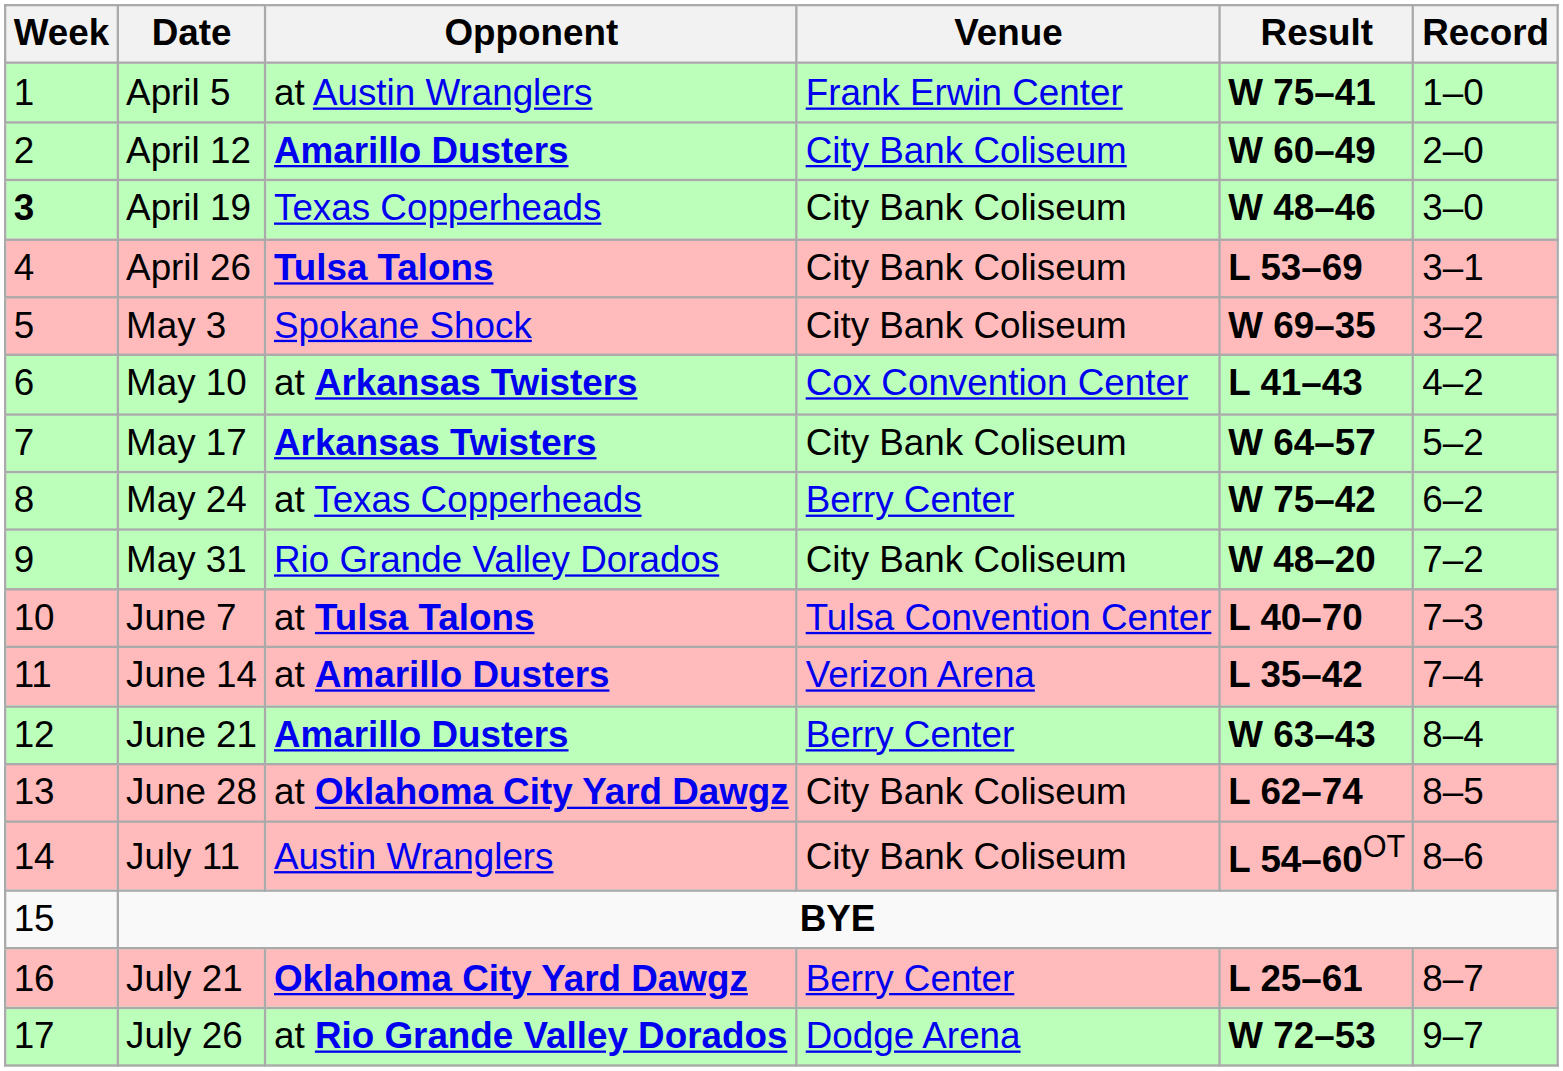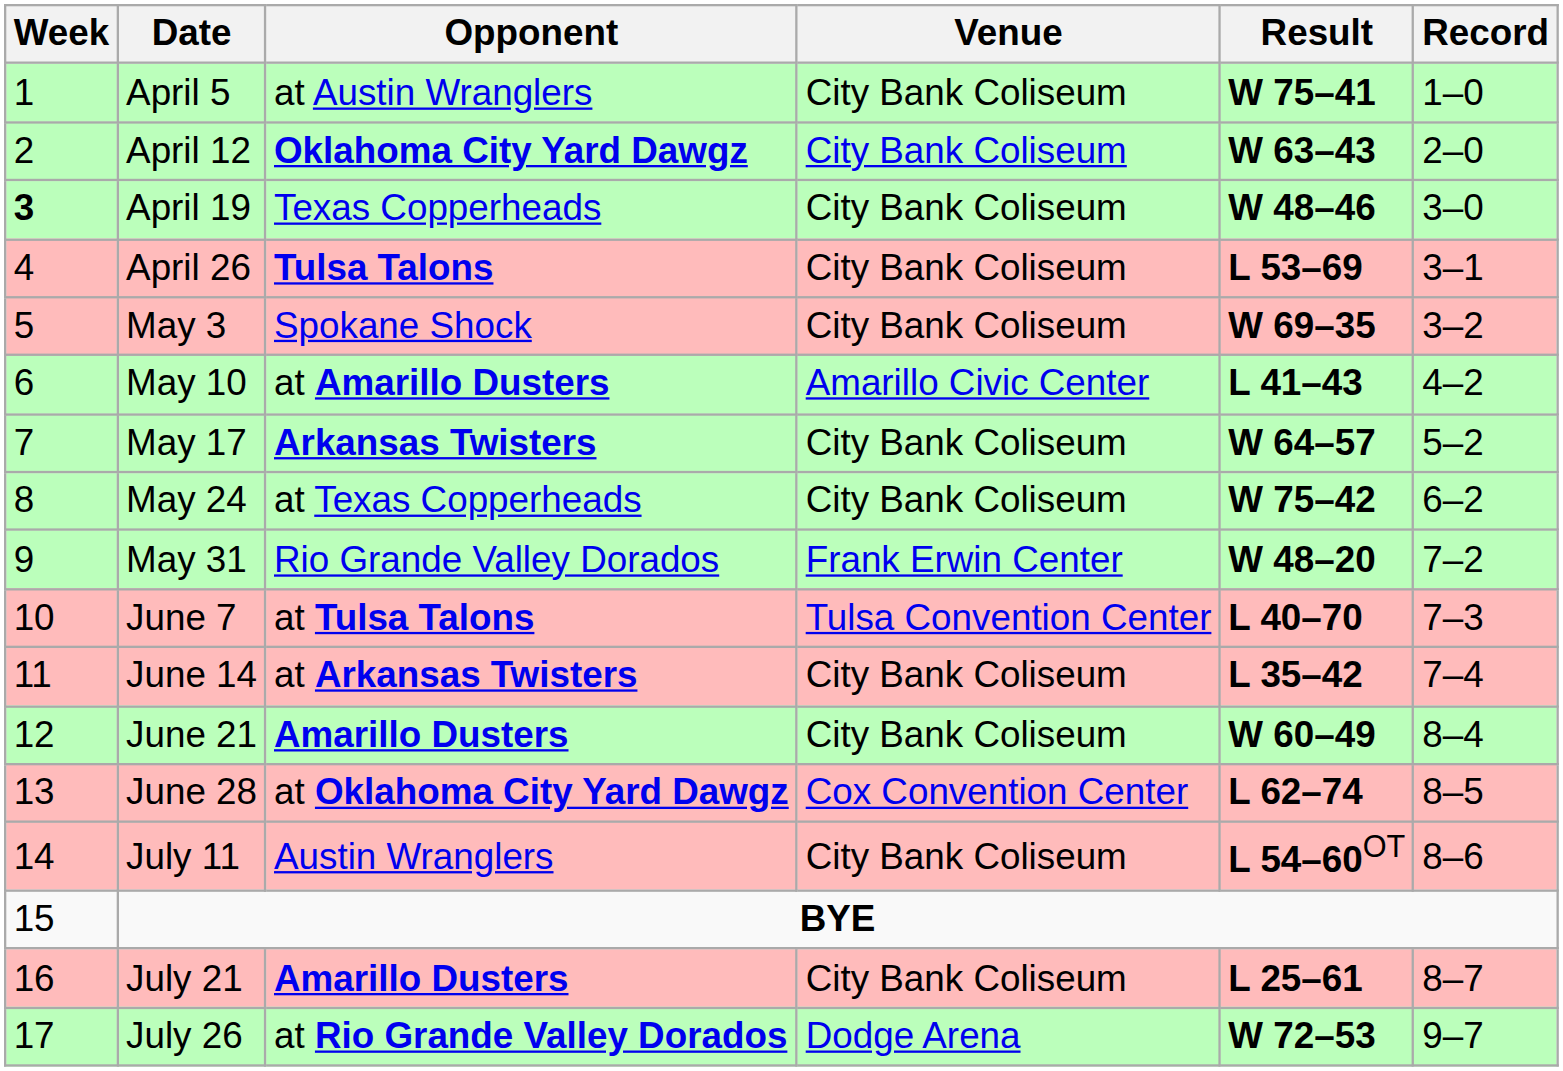(964, 92) Frank Erwin Center -> (966, 92) City Bank Coliseum
(421, 150) Amarillo Dusters -> (511, 150) Oklahoma City Yard Dawgz
(1302, 150) W 60–49 -> (1302, 150) W 63–43
(456, 383) at Arkansas Twisters -> (442, 383) at Amarillo Dusters
(997, 383) Cox Convention Center -> (977, 383) Amarillo Civic Center
(910, 500) Berry Center -> (966, 500) City Bank Coliseum
(966, 558) City Bank Coliseum -> (964, 558) Frank Erwin Center
(442, 675) at Amarillo Dusters -> (456, 675) at Arkansas Twisters
(920, 675) Verizon Arena -> (966, 675) City Bank Coliseum
(910, 734) Berry Center -> (966, 734) City Bank Coliseum
(1302, 734) W 63–43 -> (1302, 734) W 60–49
(966, 792) City Bank Coliseum -> (997, 792) Cox Convention Center
(511, 977) Oklahoma City Yard Dawgz -> (421, 977) Amarillo Dusters
(910, 977) Berry Center -> (966, 977) City Bank Coliseum
